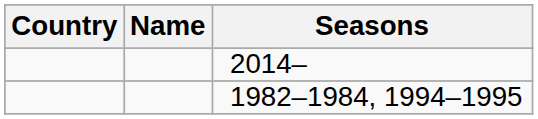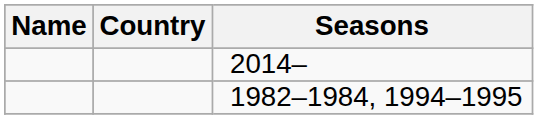columns swapped: (168, 26) <-> (64, 26)
